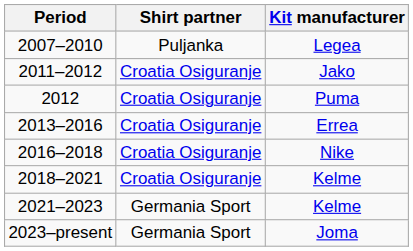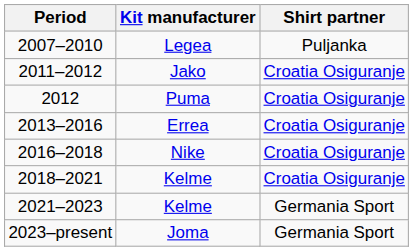columns swapped: (337, 17) <-> (191, 17)
